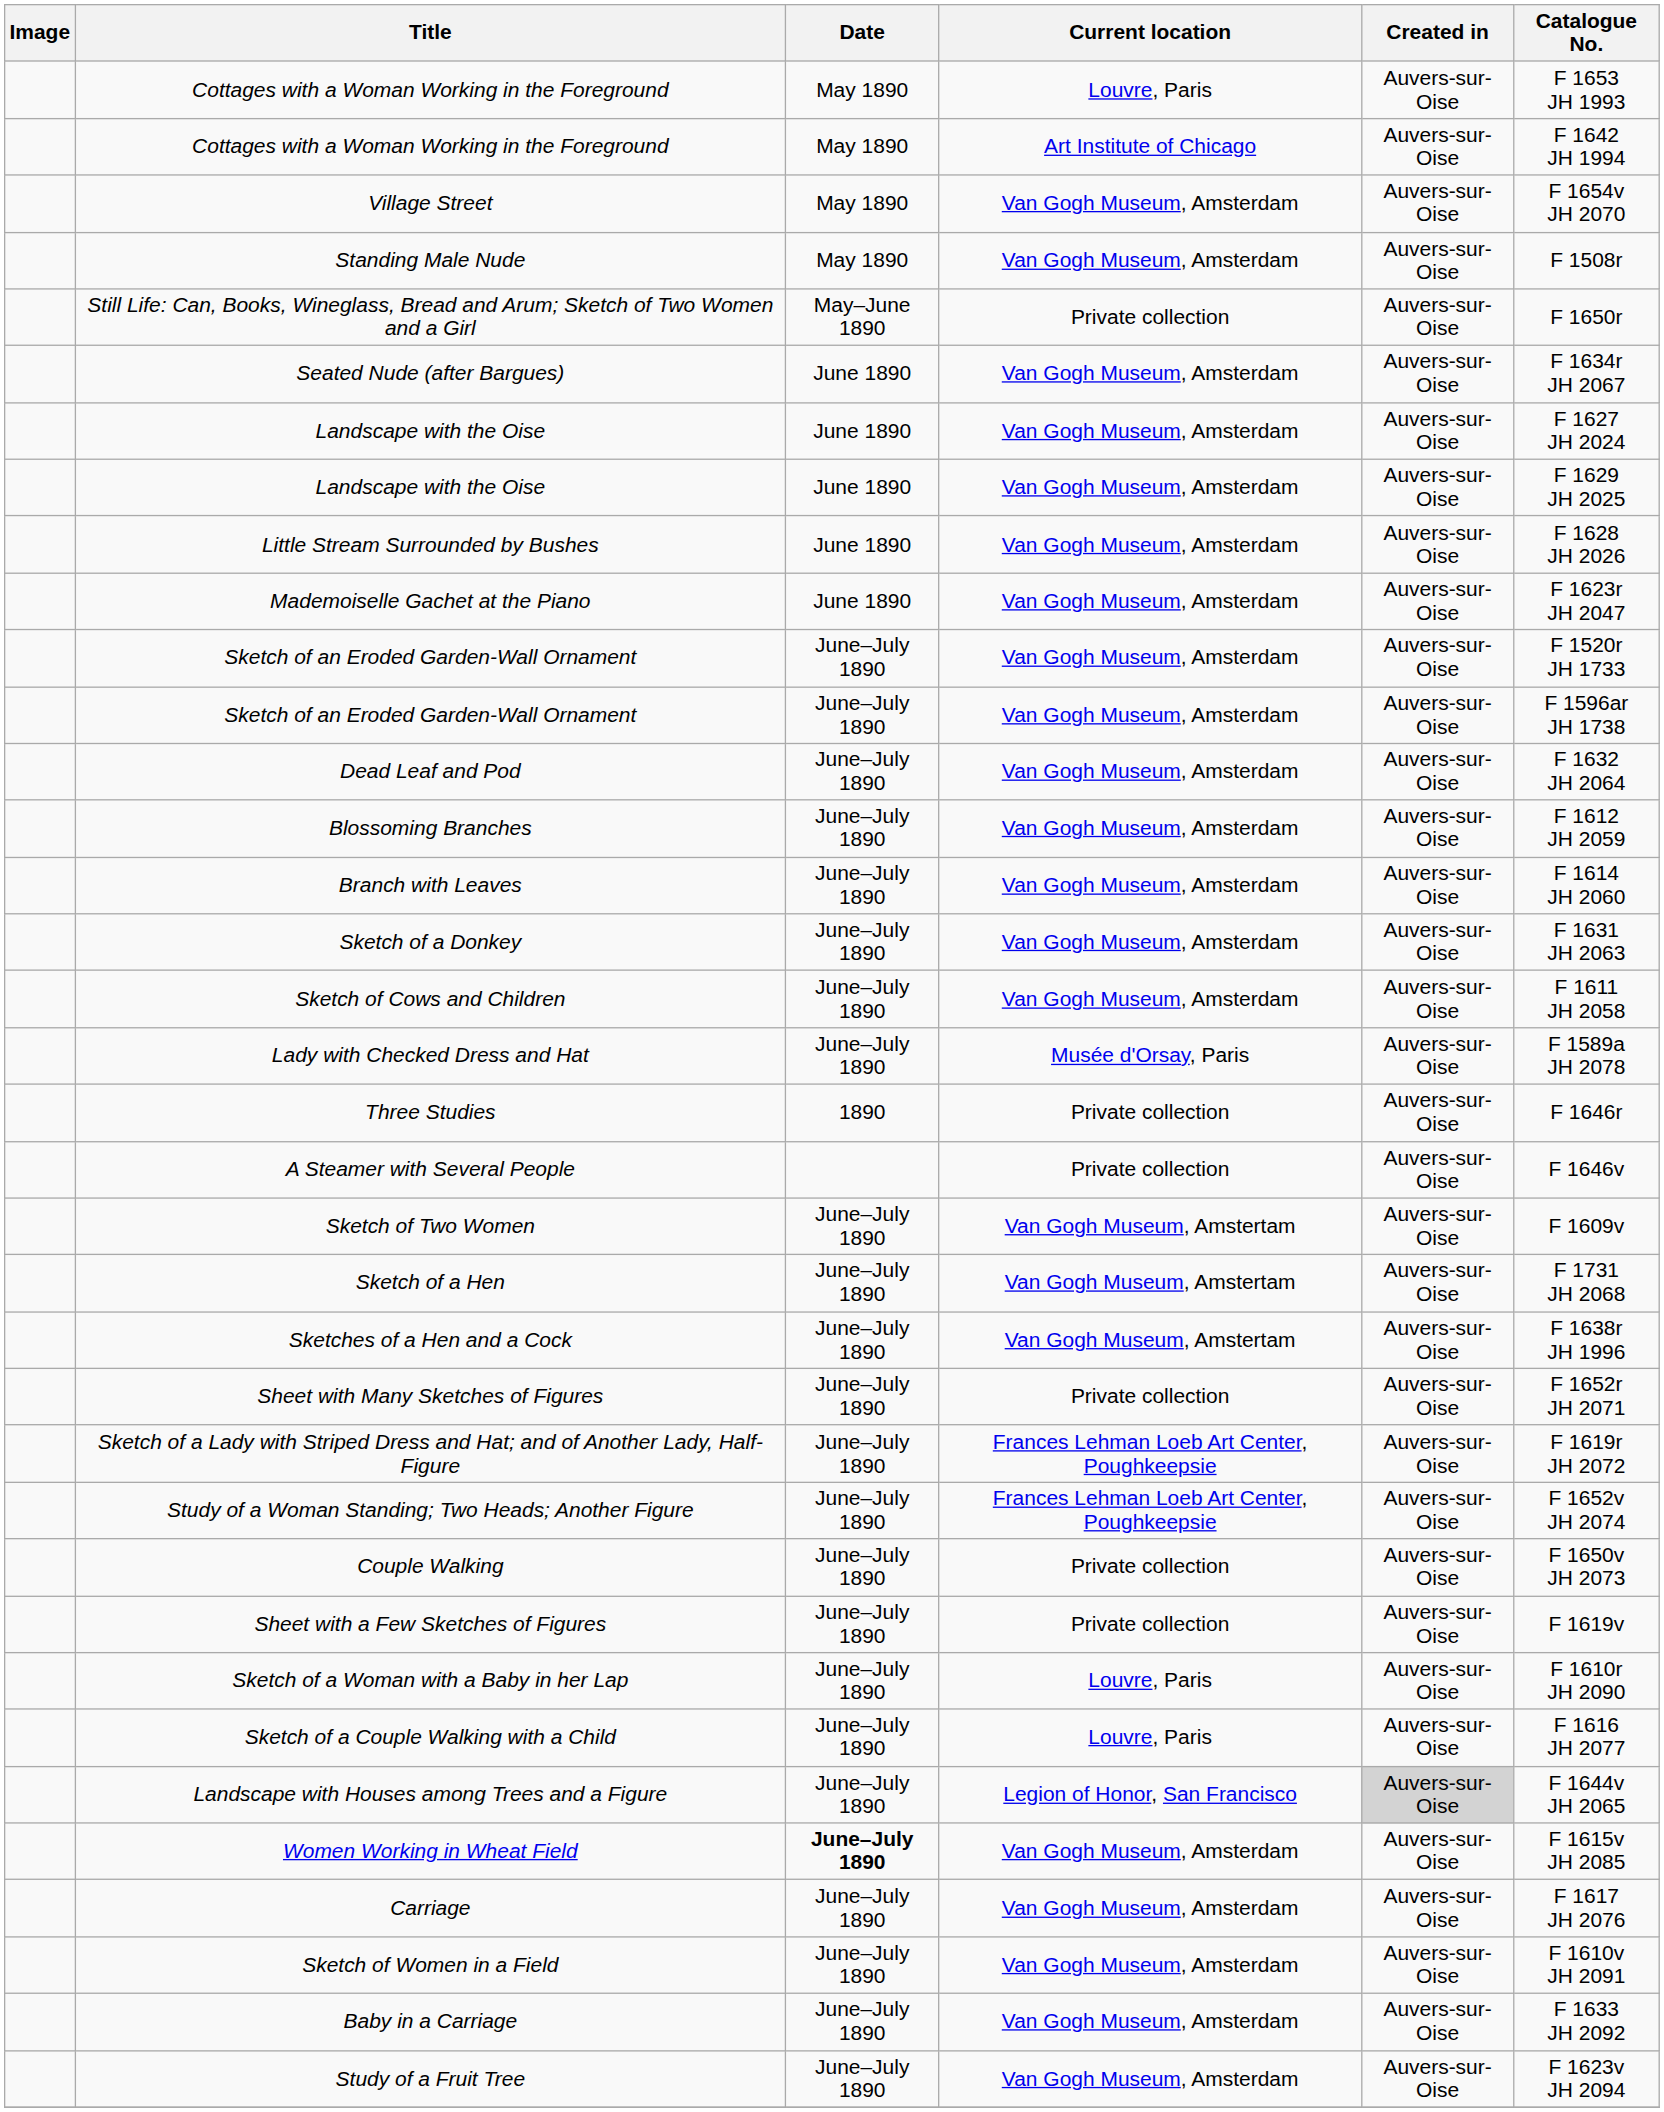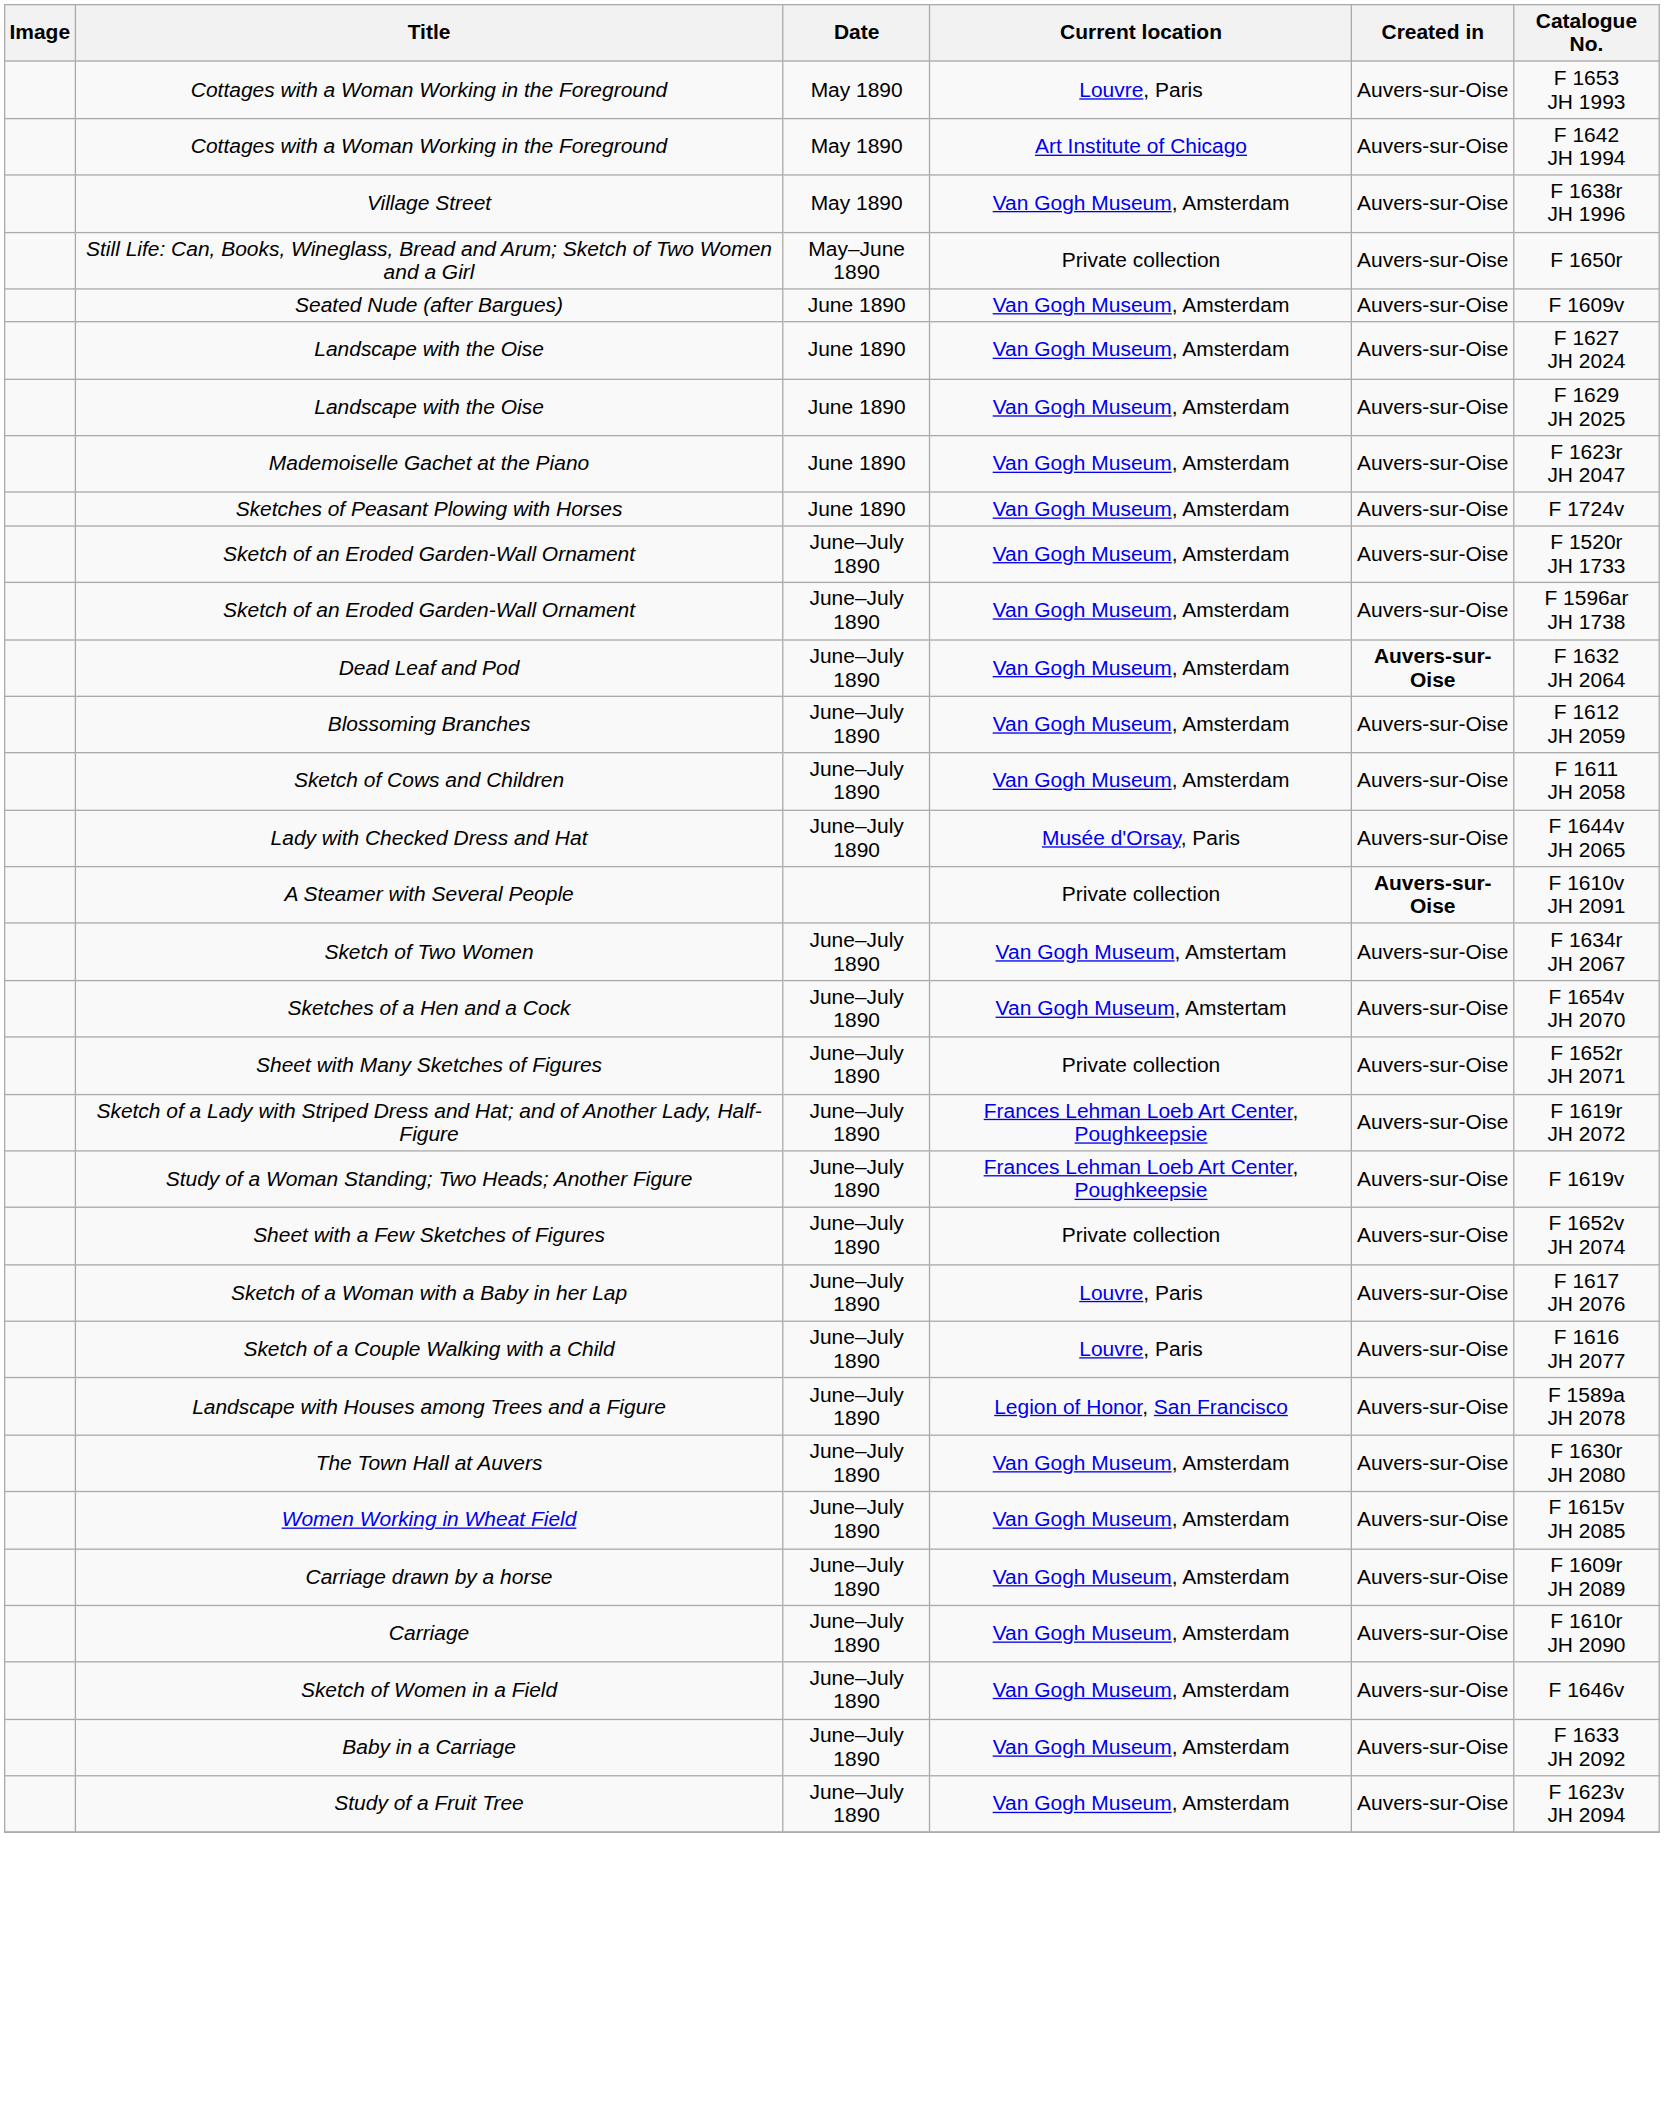(1586, 203) F 1654v JH 2070 -> (1586, 203) F 1638r JH 1996
- row: (430, 260)
(1586, 373) F 1634r JH 2067 -> (1586, 305) F 1609v
- row: (430, 544)
+ row: (429, 508)
(1438, 771) normal -> (1433, 667) bold
- row: (430, 885)
- row: (430, 942)
(1586, 1055) F 1589a JH 2078 -> (1586, 838) F 1644v JH 2065
- row: (430, 1112)
(1438, 1169) normal -> (1433, 894) bold
(1586, 1169) F 1646v -> (1586, 894) F 1610v JH 2091
(1586, 1226) F 1609v -> (1586, 951) F 1634r JH 2067
- row: (430, 1282)
(1586, 1339) F 1638r JH 1996 -> (1586, 1008) F 1654v JH 2070
(1586, 1510) F 1652v JH 2074 -> (1586, 1178) F 1619v
- row: (430, 1567)
(1586, 1623) F 1619v -> (1586, 1235) F 1652v JH 2074
(1586, 1680) F 1610r JH 2090 -> (1586, 1292) F 1617 JH 2076
(1438, 1794) lightgrey background -> (1433, 1406) no background
(1586, 1794) F 1644v JH 2065 -> (1586, 1406) F 1589a JH 2078
+ row: (429, 1463)
(862, 1851) bold -> (857, 1519) normal
+ row: (429, 1576)
(1586, 1908) F 1617 JH 2076 -> (1586, 1633) F 1610r JH 2090
(1586, 1964) F 1610v JH 2091 -> (1586, 1690) F 1646v
